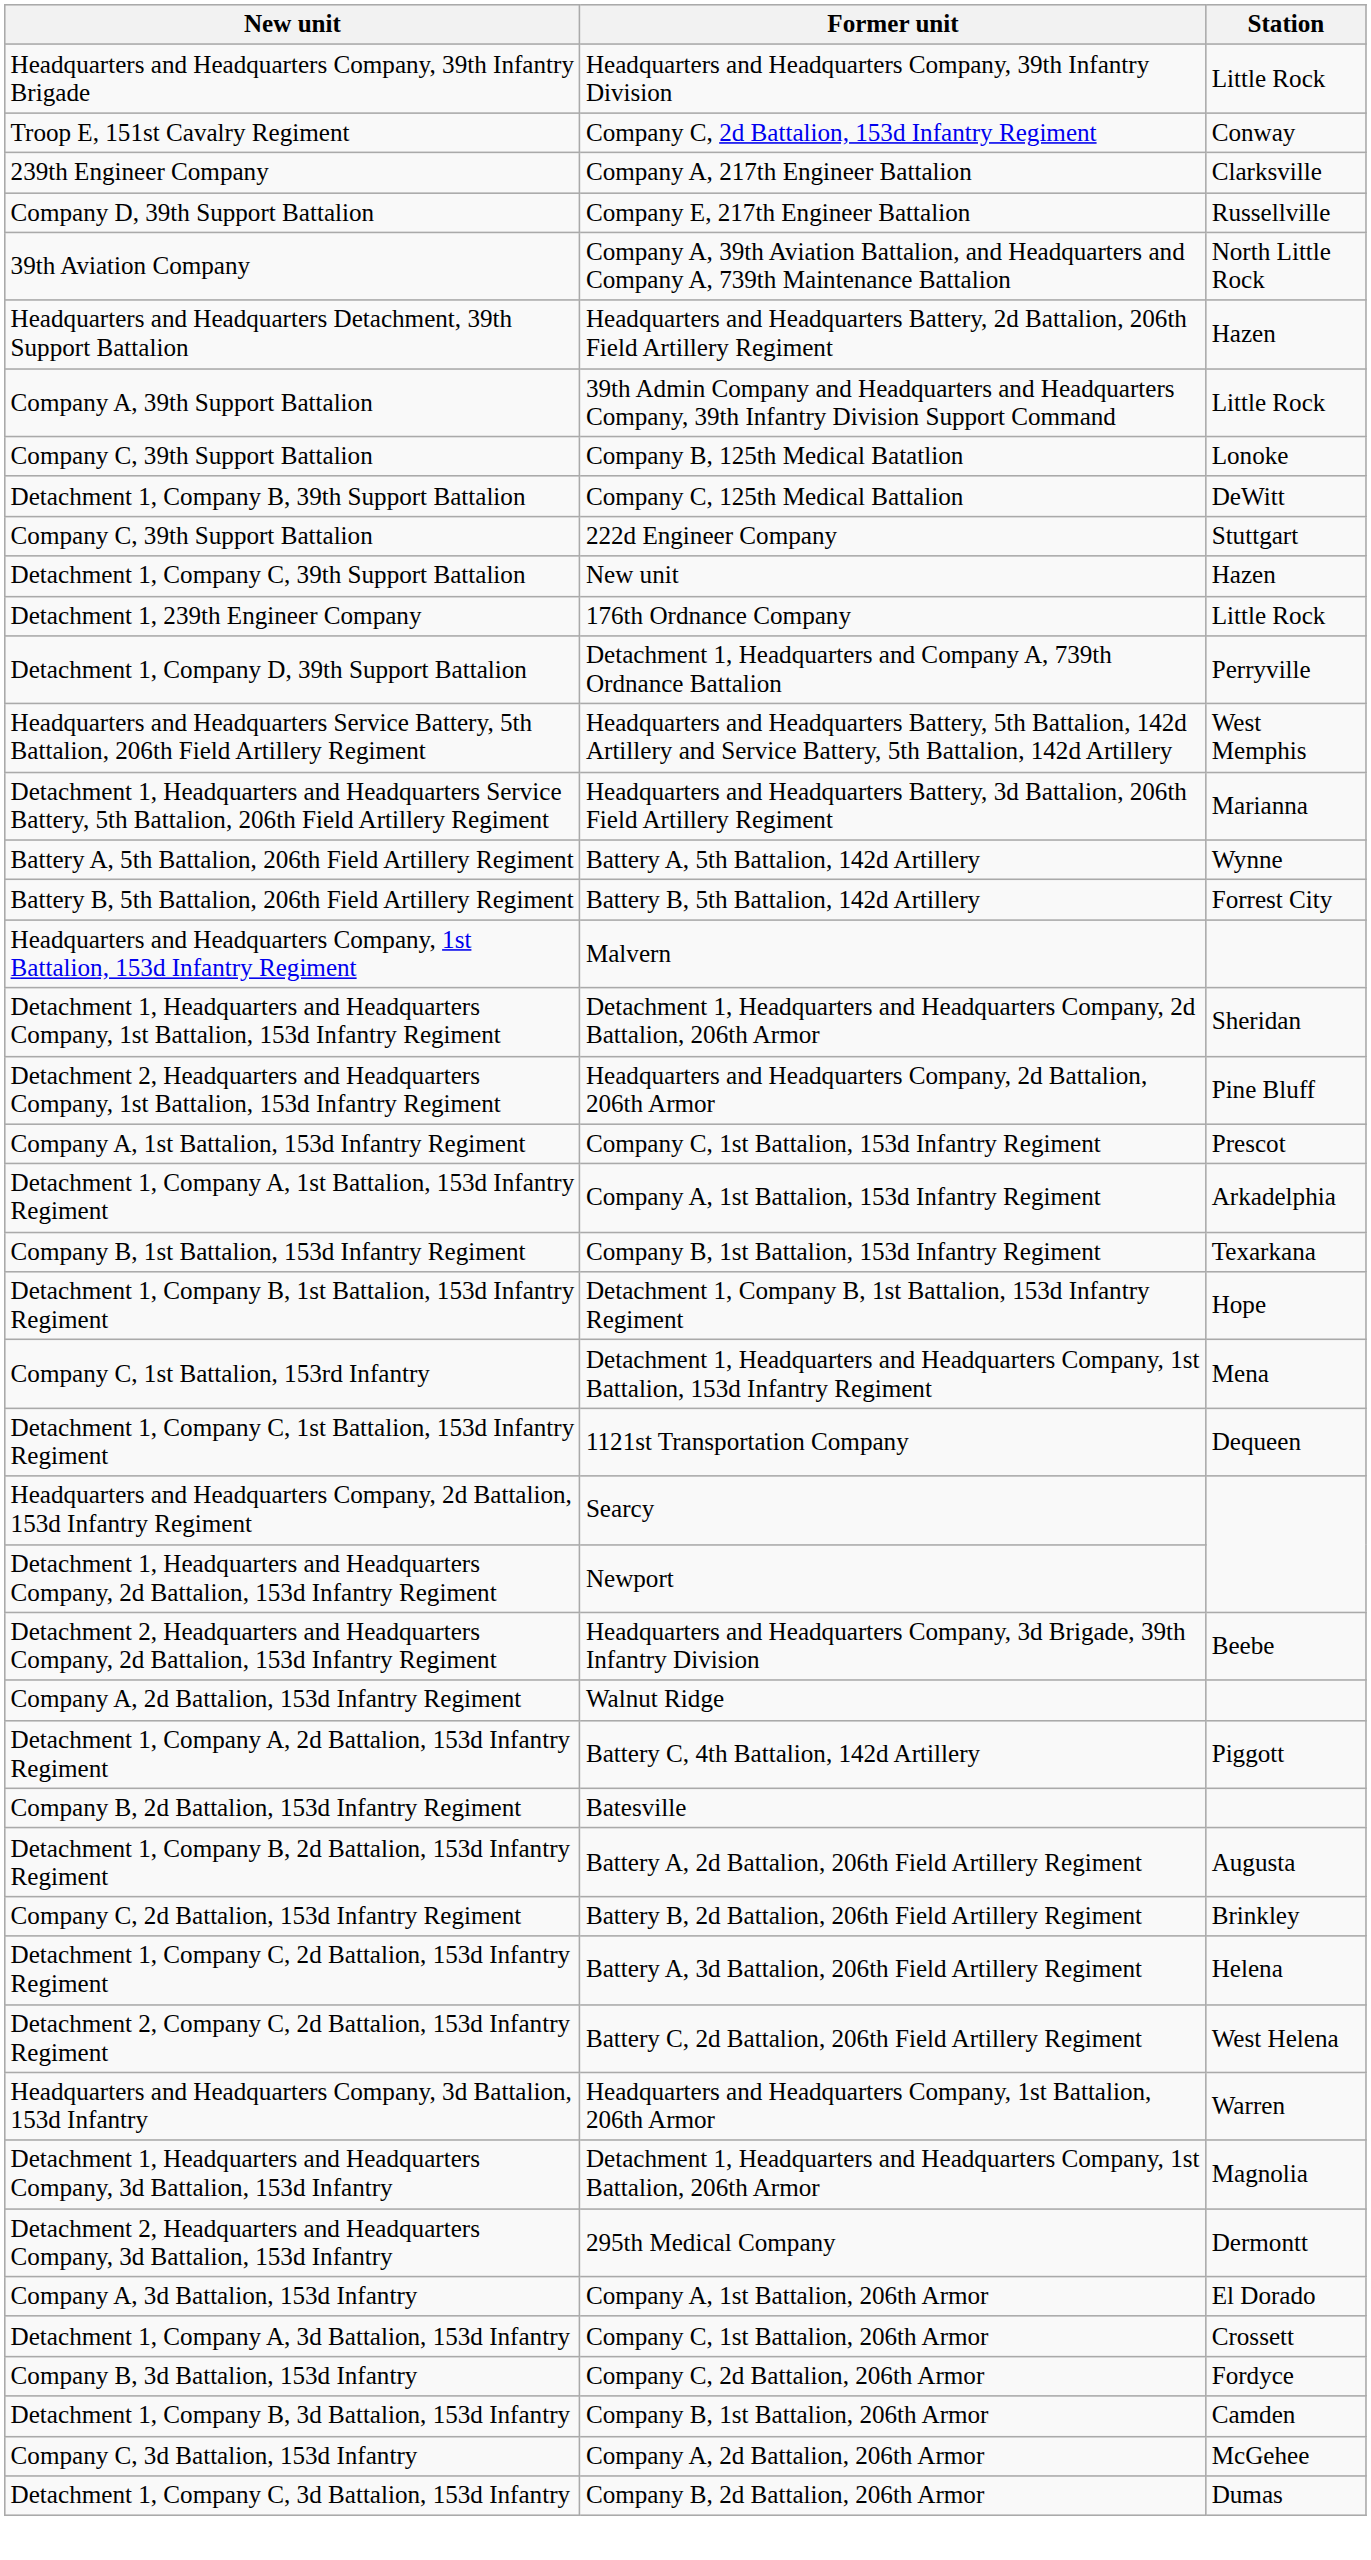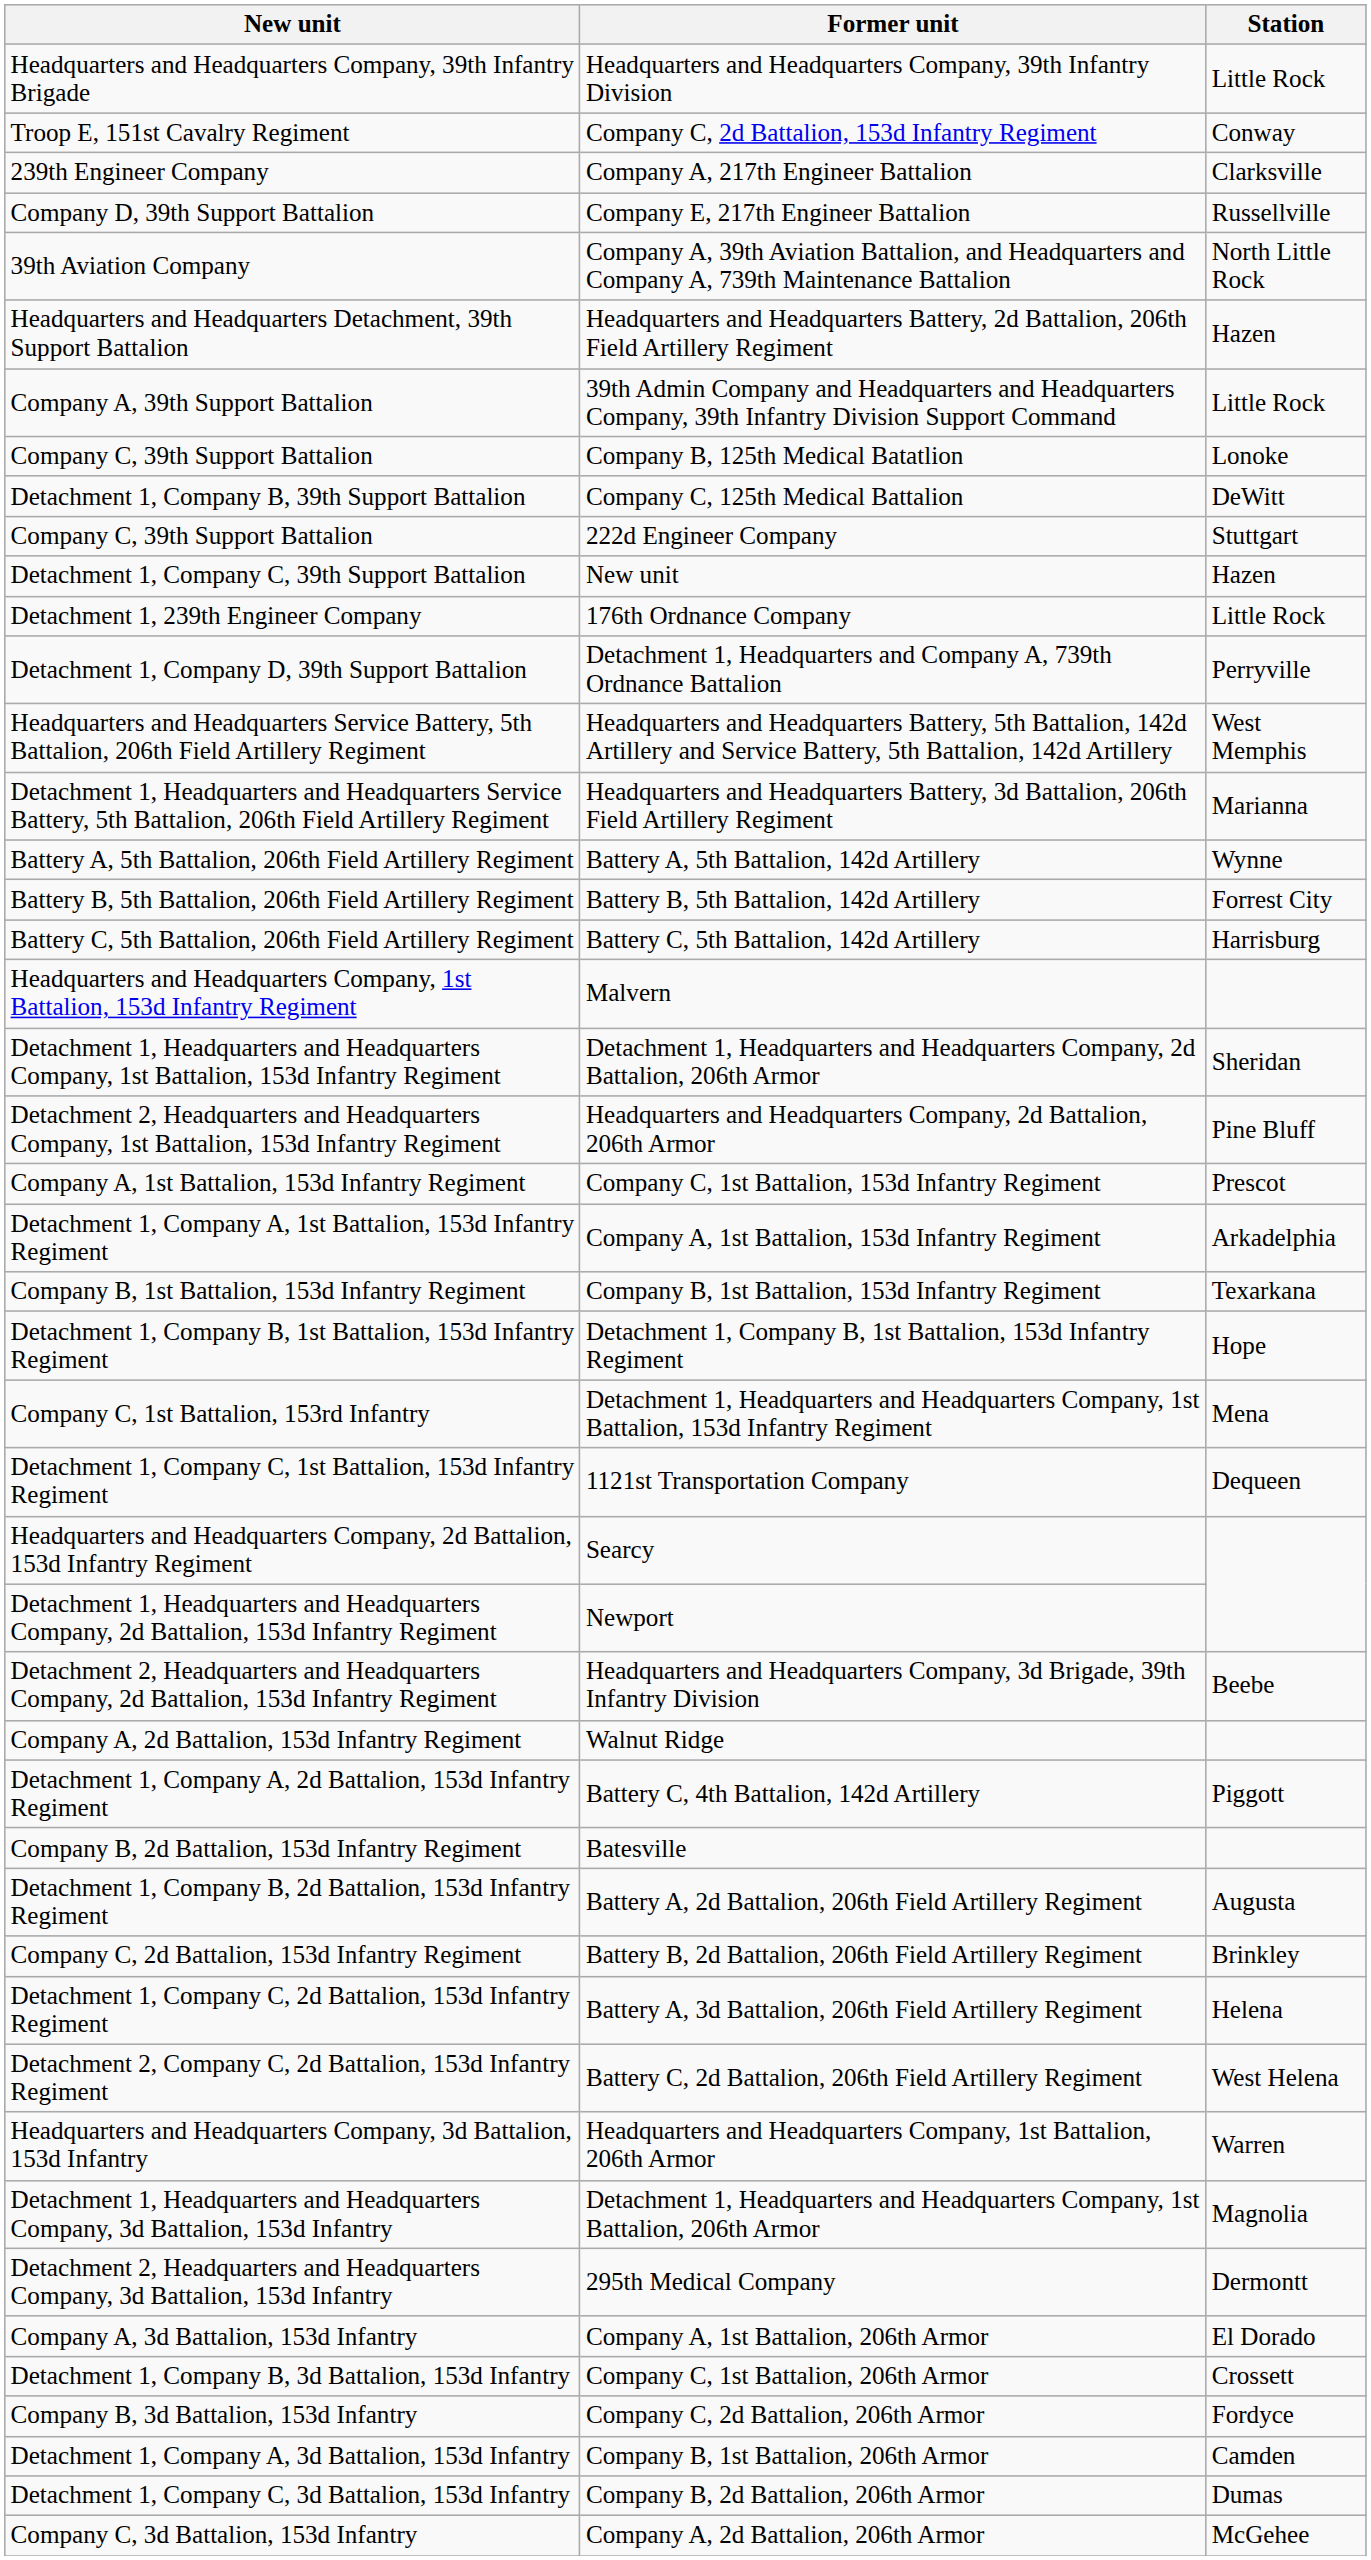+ row: (783, 939)
(290, 2336) Detachment 1, Company A, 3d Battalion, 153d Infantry -> (290, 2375) Detachment 1, Company B, 3d Battalion, 153d Infantry
(290, 2415) Detachment 1, Company B, 3d Battalion, 153d Infantry -> (290, 2455) Detachment 1, Company A, 3d Battalion, 153d Infantry
rows swapped: (785, 2455) <-> (785, 2495)
